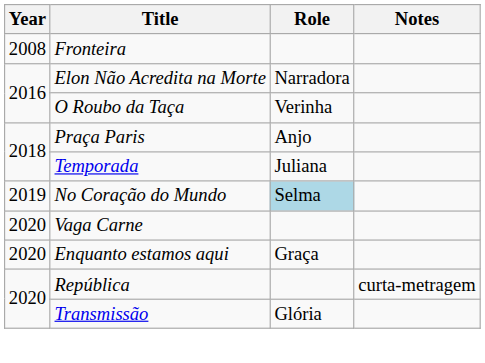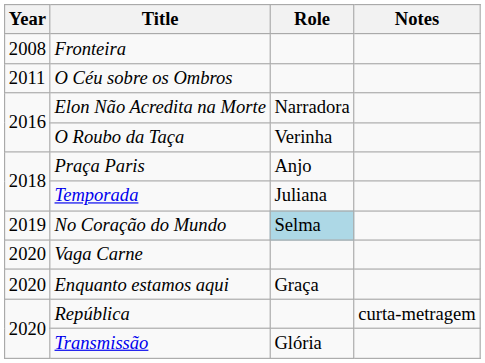+ row: (144, 78)
